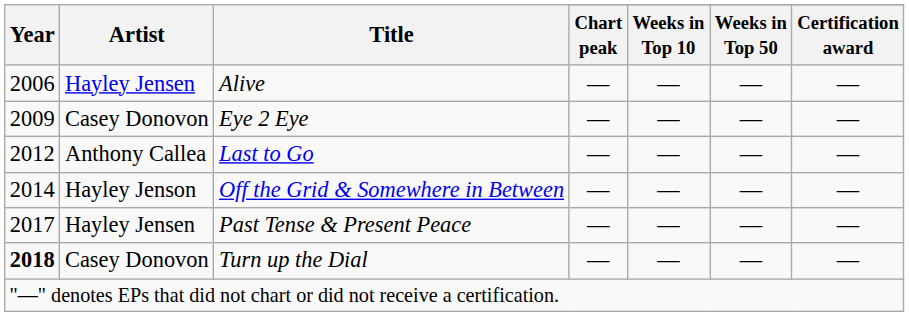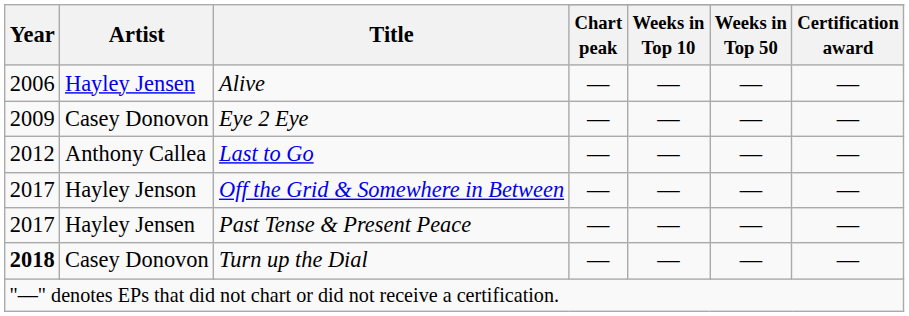(32, 189) 2014 -> (32, 189) 2017
